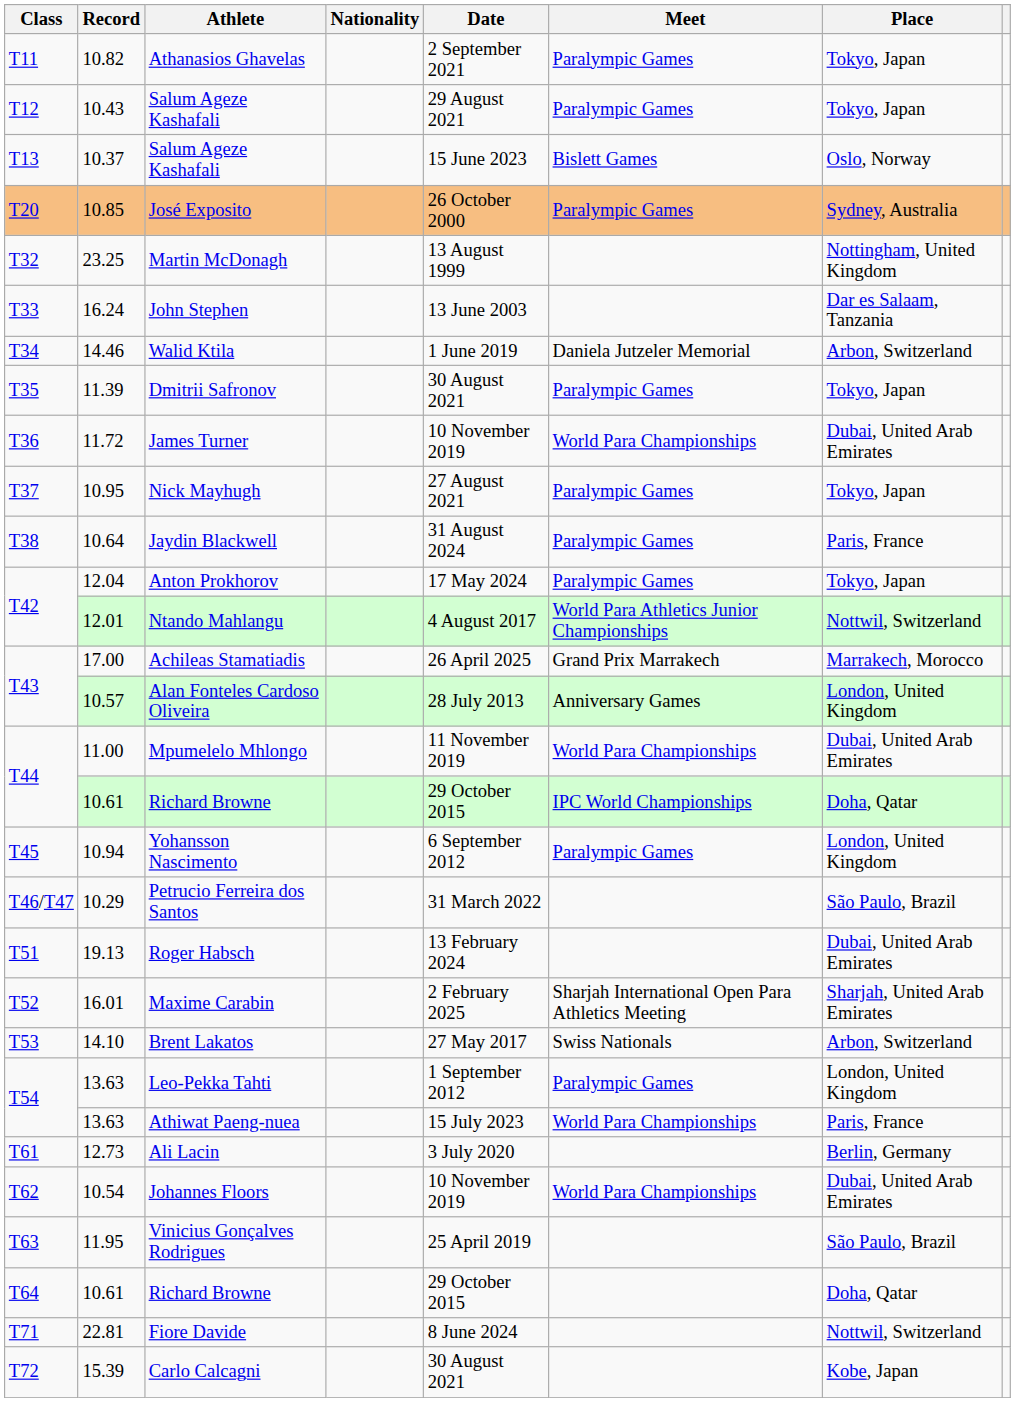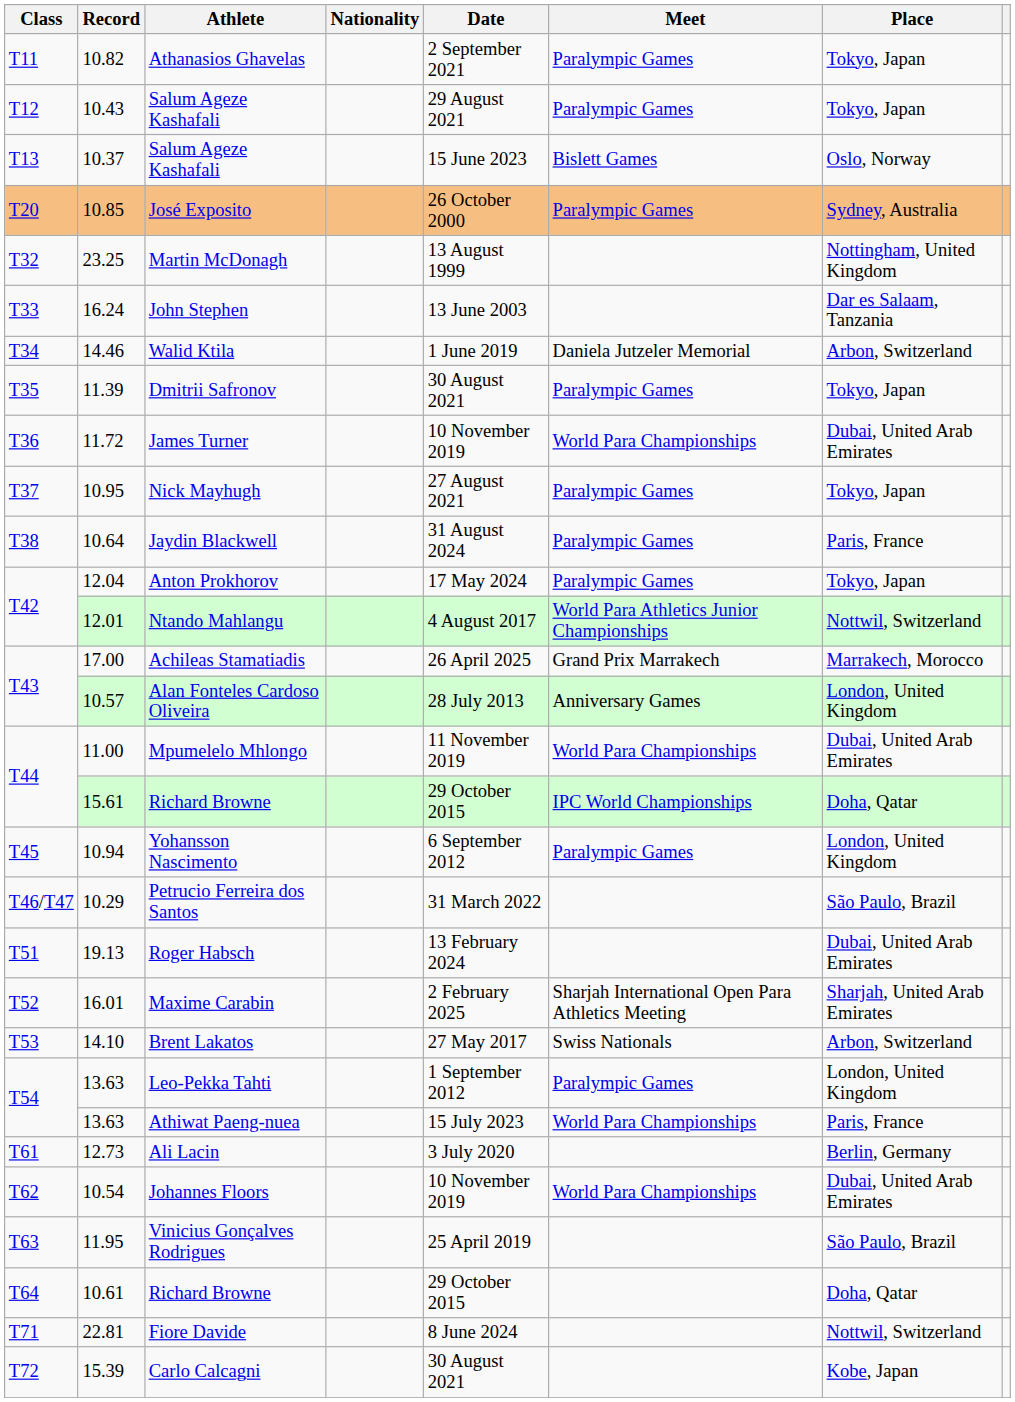(103, 801) 10.61 -> (103, 801) 15.61
